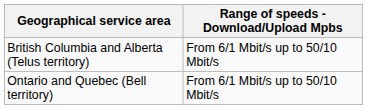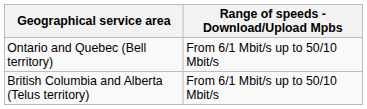rows swapped: (77, 87) <-> (85, 54)
